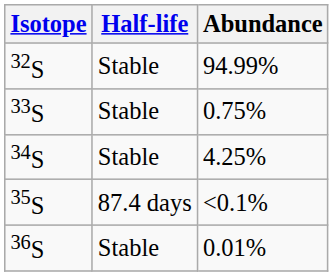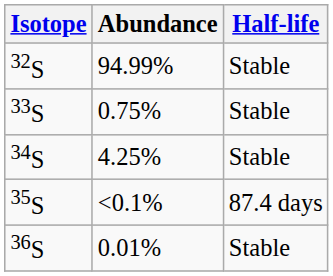columns swapped: (263, 23) <-> (145, 23)
